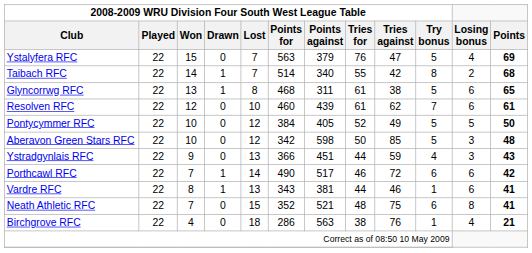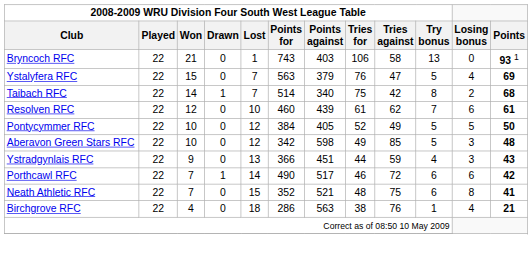+ row: (41, 59)
(360, 74) 55 -> (360, 93) 75
- row: (45, 90)
(360, 140) 50 -> (360, 143) 49
- row: (34, 189)
